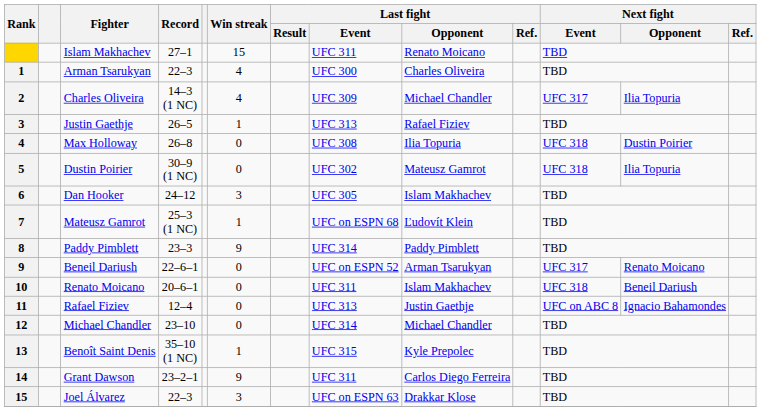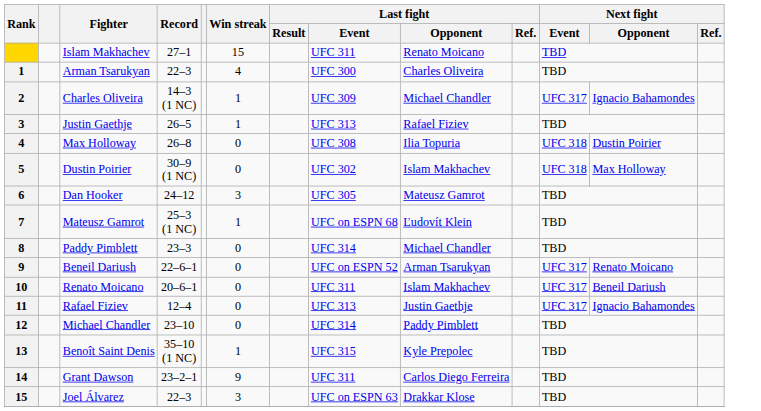(239, 98) 4 -> (238, 98) 1
(652, 98) Ilia Topuria -> (644, 98) Ignacio Bahamondes
(445, 169) Mateusz Gamrot -> (447, 169) Islam Makhachev
(652, 169) Ilia Topuria -> (629, 169) Max Holloway
(448, 195) Islam Makhachev -> (444, 195) Mateusz Gamrot
(239, 248) 9 -> (238, 248) 0
(442, 248) Paddy Pimblett -> (447, 248) Michael Chandler
(565, 286) UFC 318 -> (564, 286) UFC 317
(580, 305) UFC on ABC 8 -> (564, 305) UFC 317
(448, 325) Michael Chandler -> (441, 325) Paddy Pimblett
